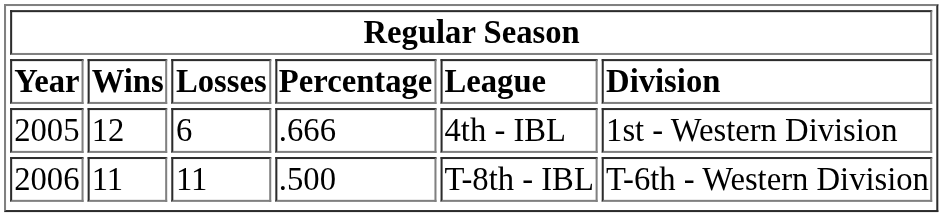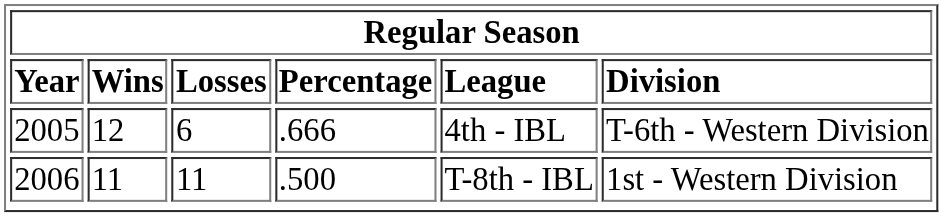(752, 129) 1st - Western Division -> (768, 129) T-6th - Western Division
(768, 178) T-6th - Western Division -> (752, 178) 1st - Western Division
